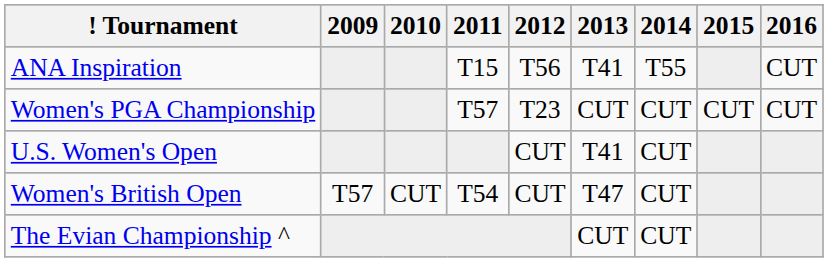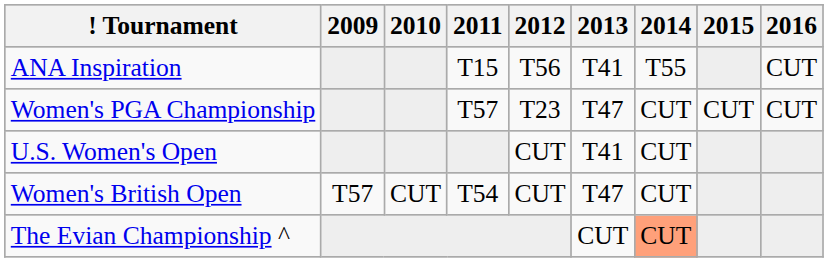(603, 109) CUT -> (603, 109) T47
(666, 236) no background -> (666, 236) lightsalmon background
